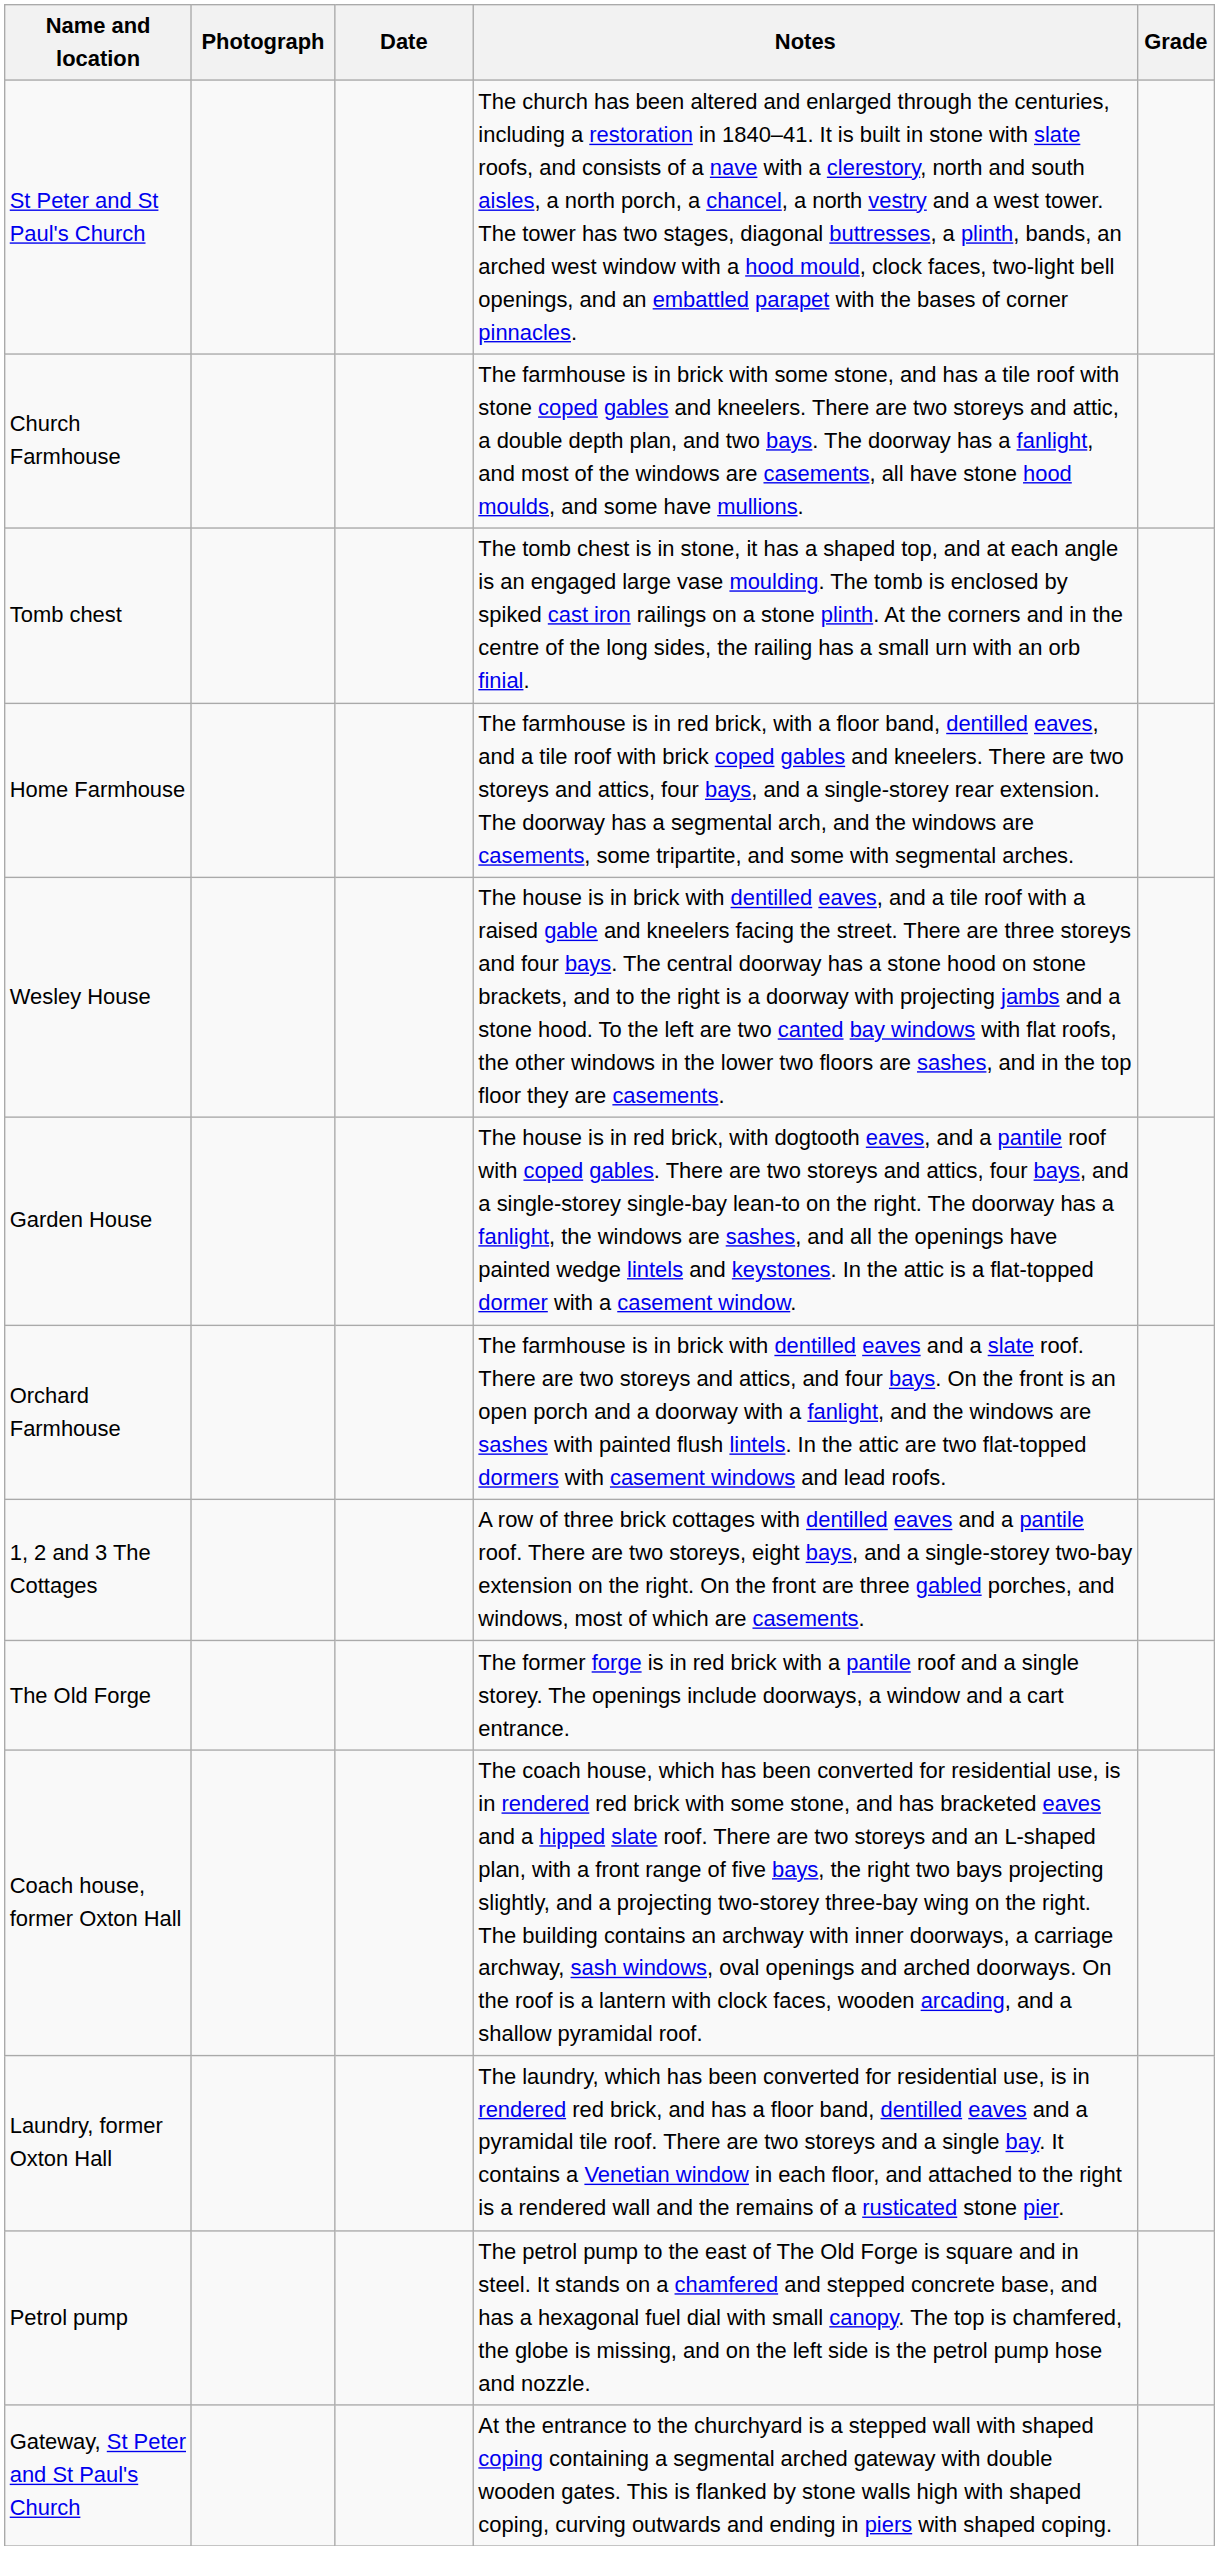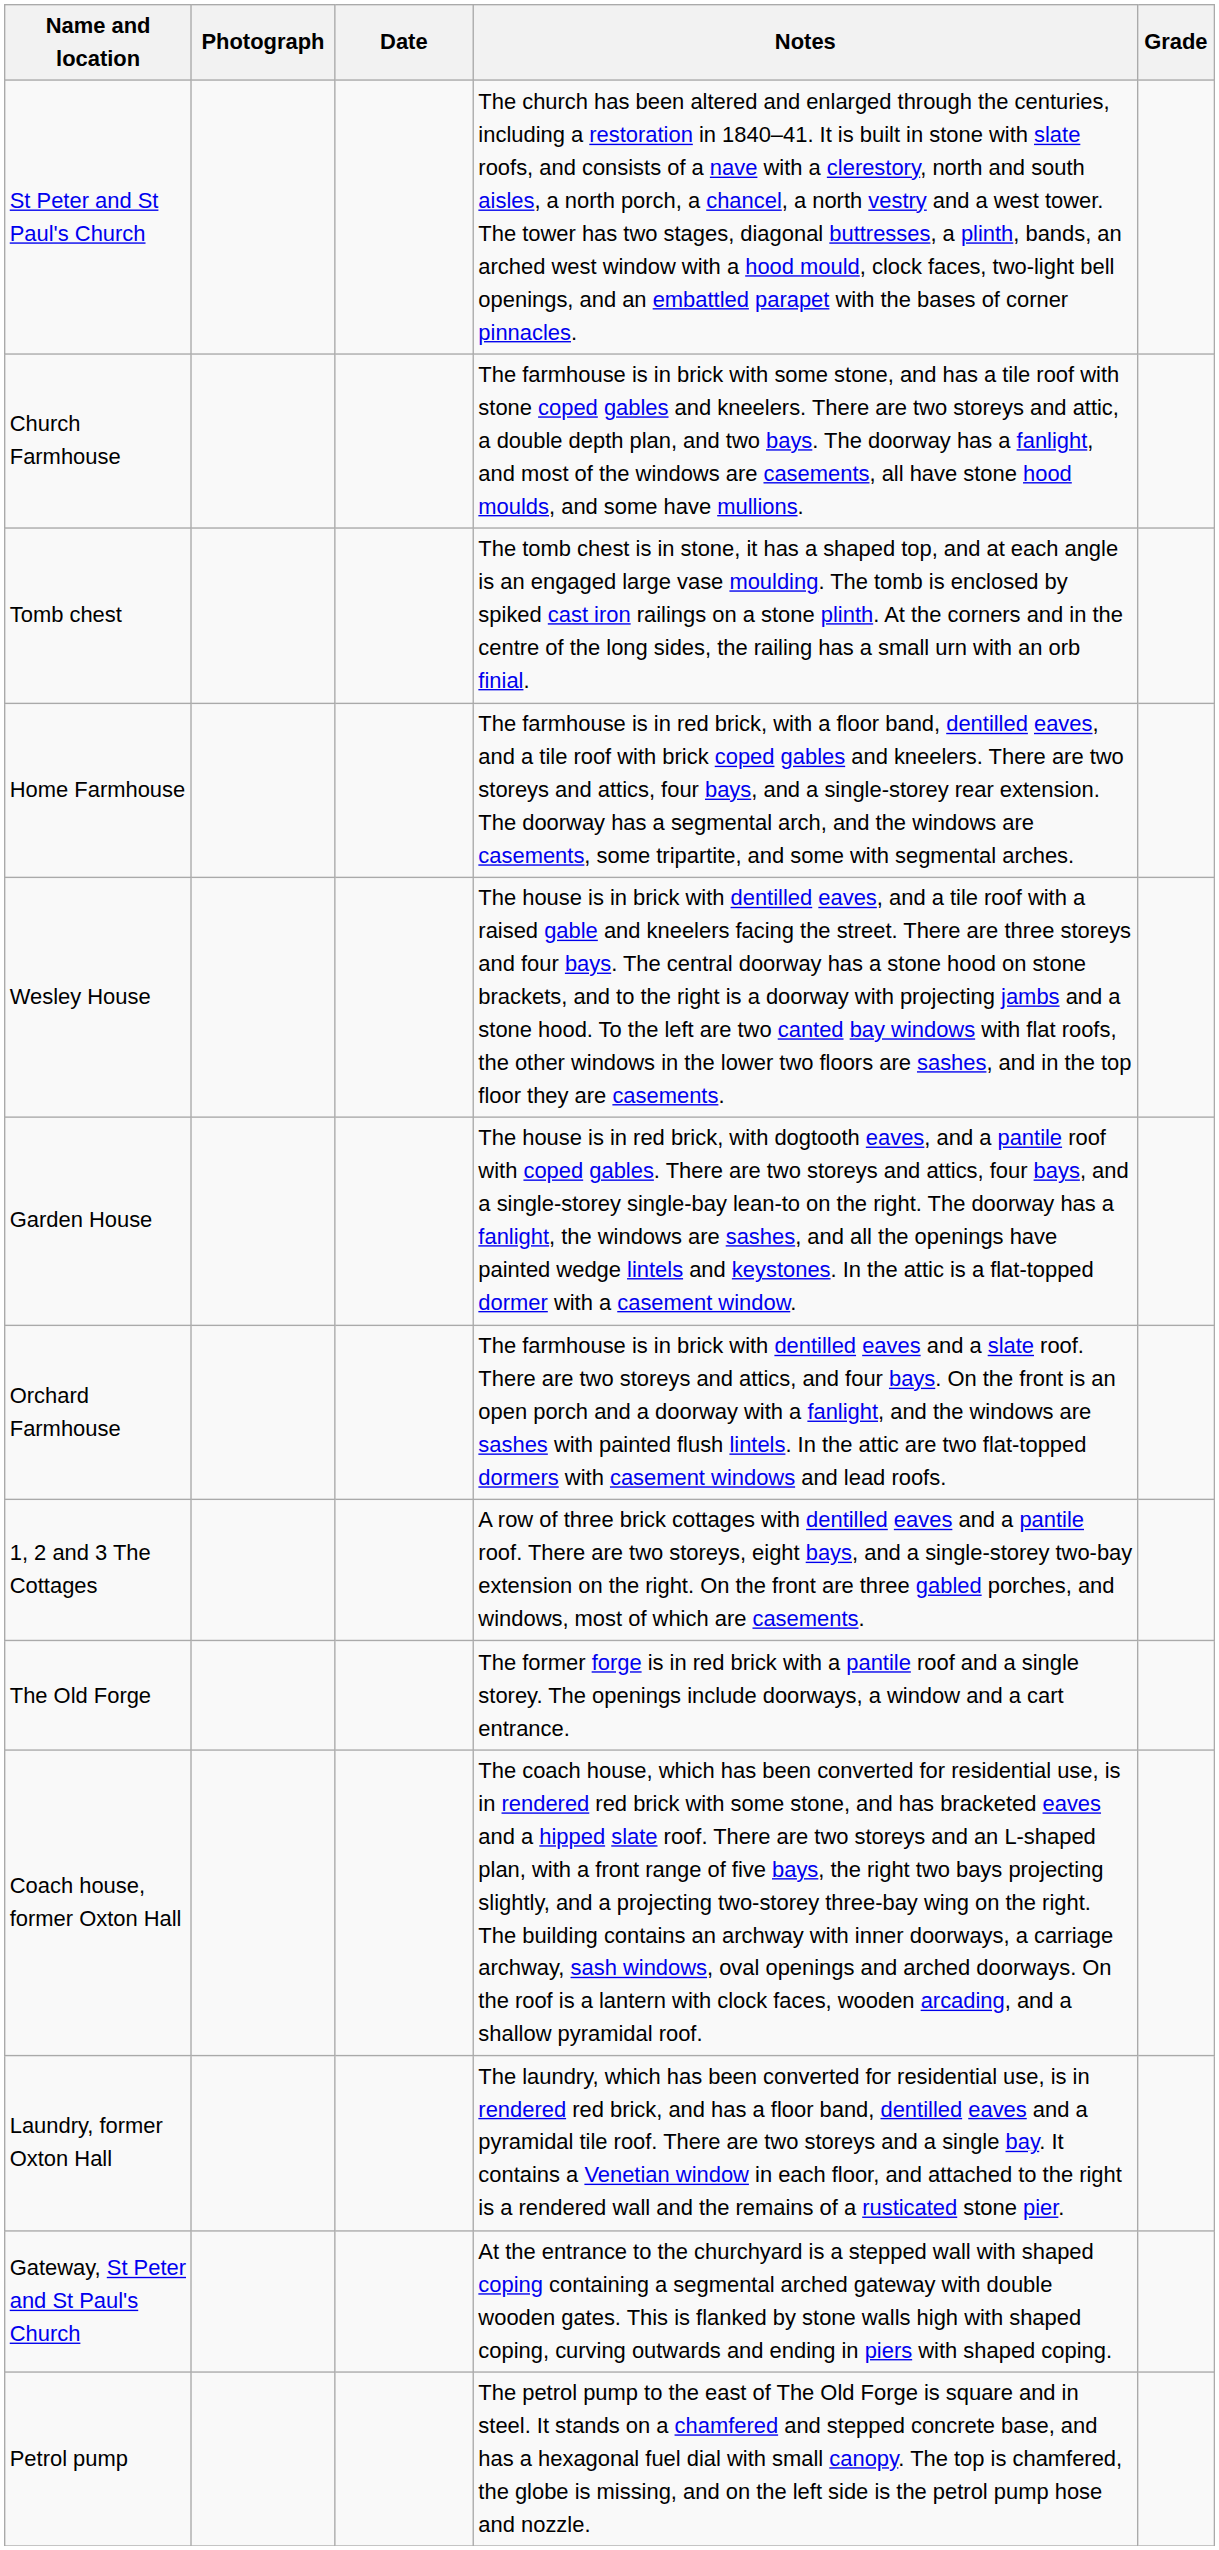rows swapped: (98, 2475) <-> (69, 2317)
